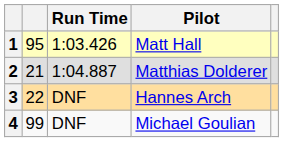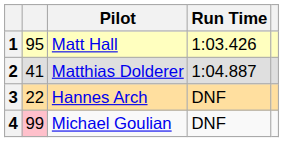columns swapped: (201, 18) <-> (90, 18)
(35, 71) 21 -> (35, 71) 41
(35, 124) no background -> (35, 124) pink background
